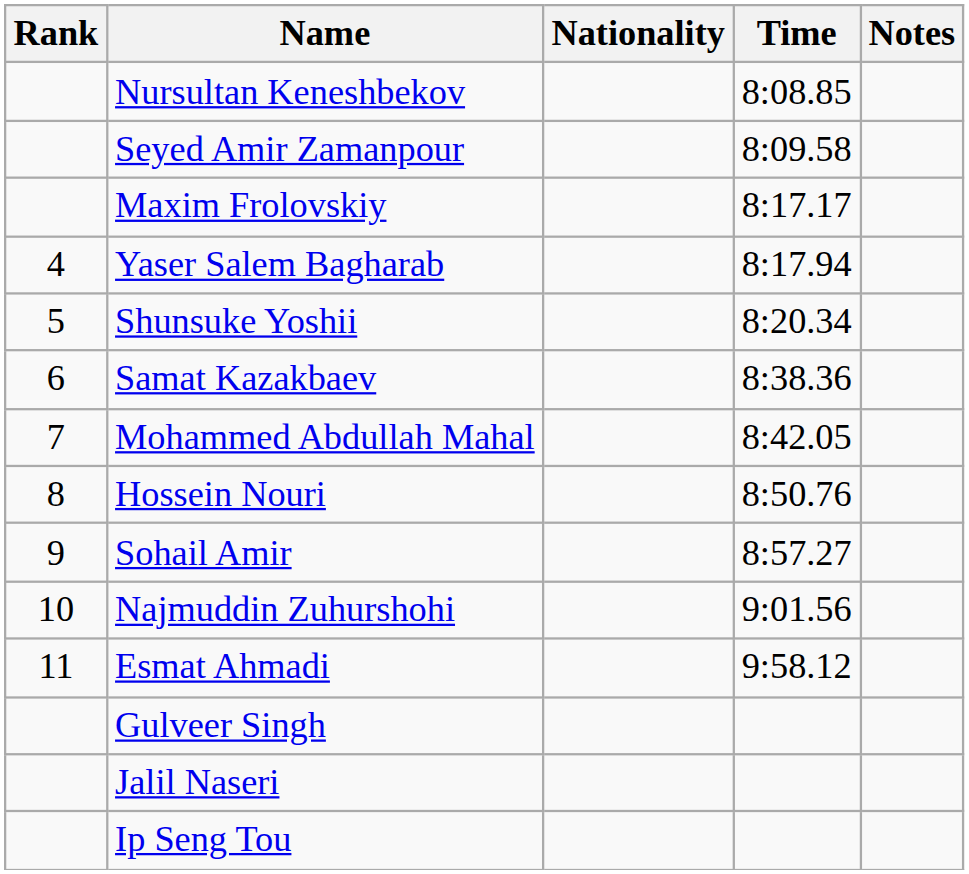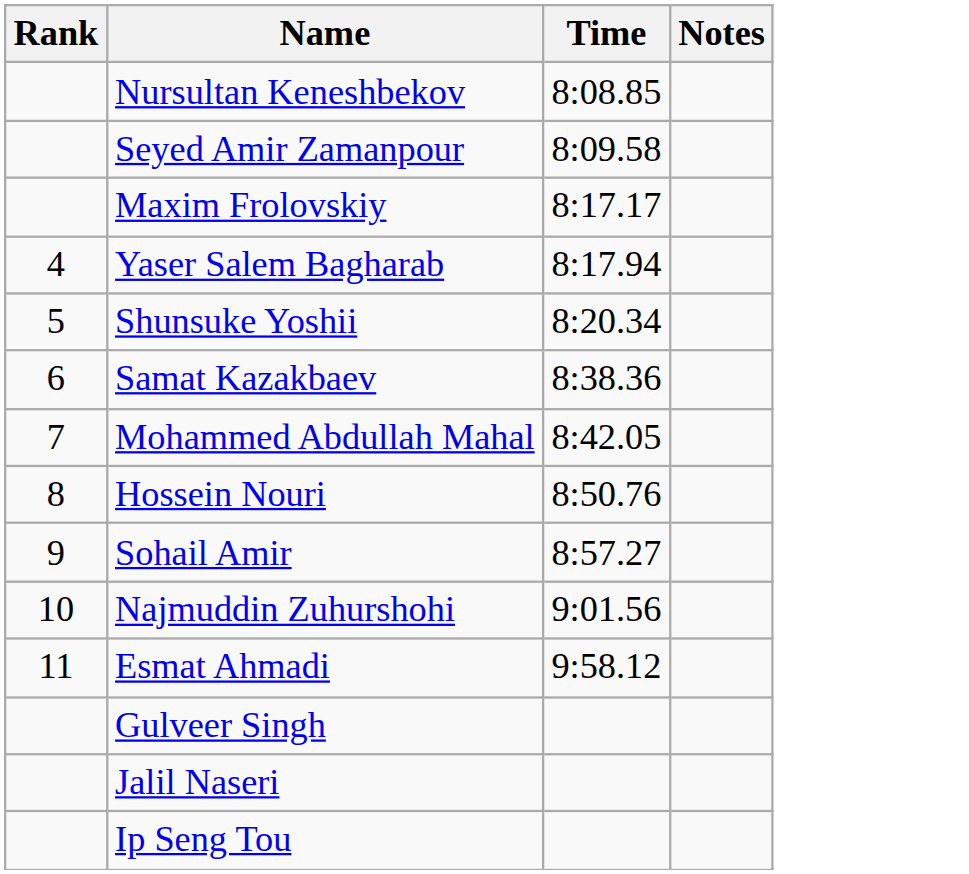- column: (638, 33)
